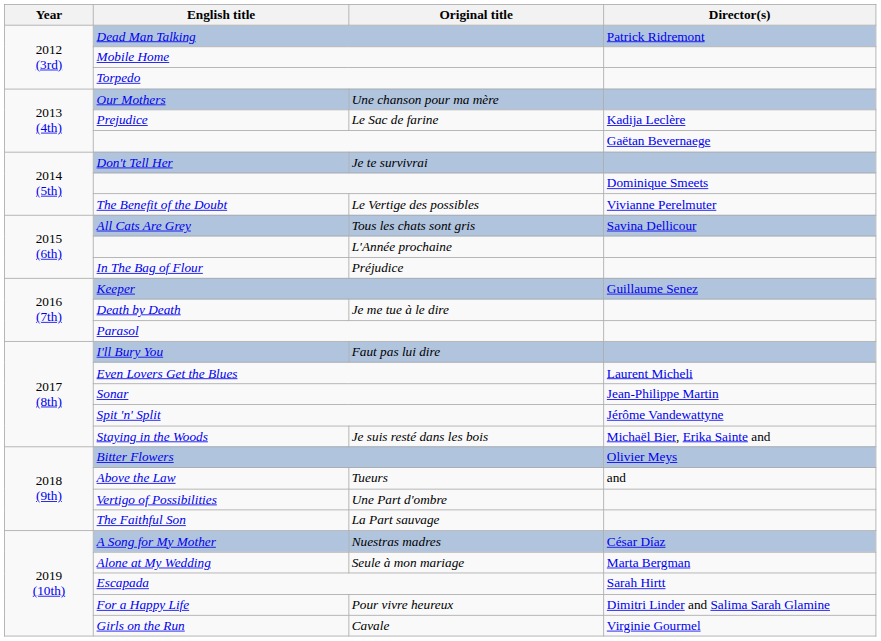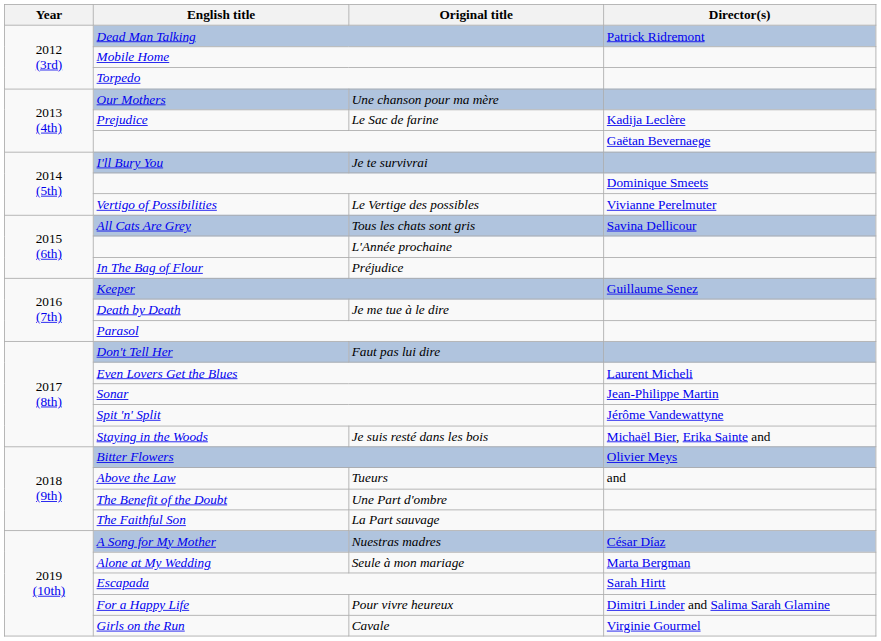(135, 162) Don't Tell Her -> (130, 162) I'll Bury You
(162, 204) The Benefit of the Doubt -> (157, 204) Vertigo of Possibilities
(130, 352) I'll Bury You -> (135, 352) Don't Tell Her
(157, 499) Vertigo of Possibilities -> (162, 499) The Benefit of the Doubt
